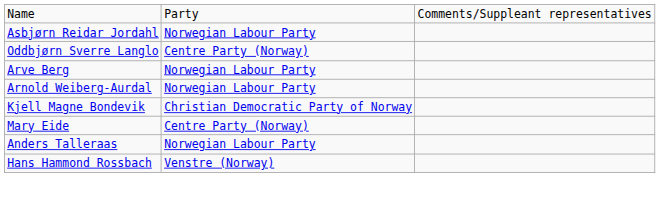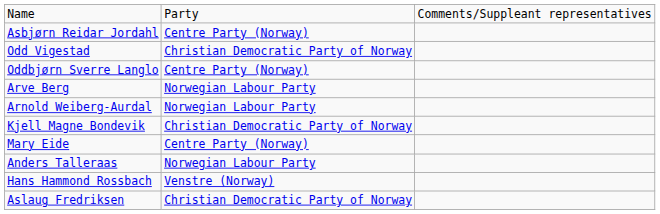(240, 32) Norwegian Labour Party -> (236, 32) Centre Party (Norway)
+ row: (48, 51)
+ row: (66, 200)
